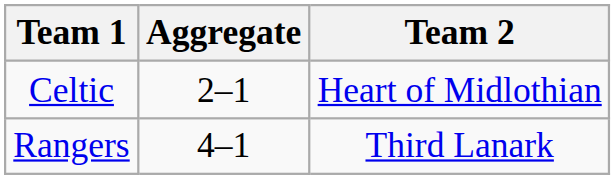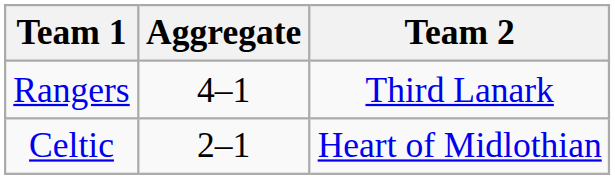rows swapped: (72, 145) <-> (72, 88)
